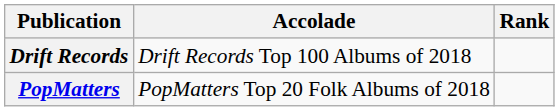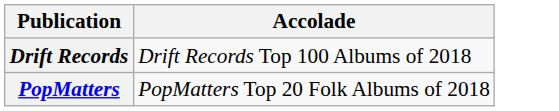- column: (524, 21)
